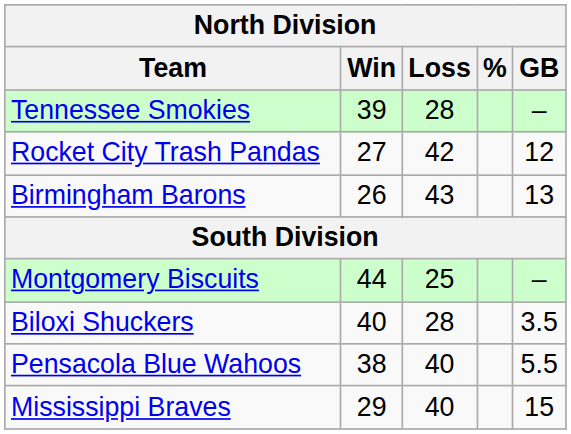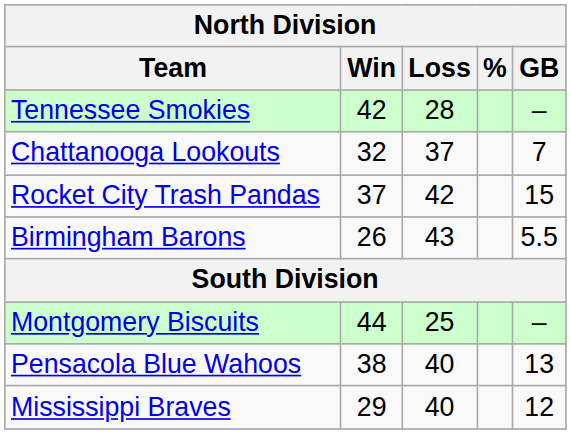(372, 110) 39 -> (372, 110) 42
+ row: (145, 152)
(372, 152) 27 -> (372, 195) 37
(539, 152) 12 -> (539, 195) 15
(539, 195) 13 -> (539, 237) 5.5
- row: (102, 322)
(539, 364) 5.5 -> (539, 364) 13
(539, 407) 15 -> (539, 407) 12
